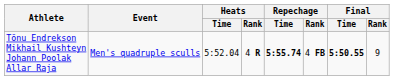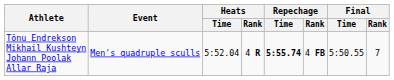(347, 53) bold -> (347, 53) normal
(378, 53) 9 -> (378, 53) 7
